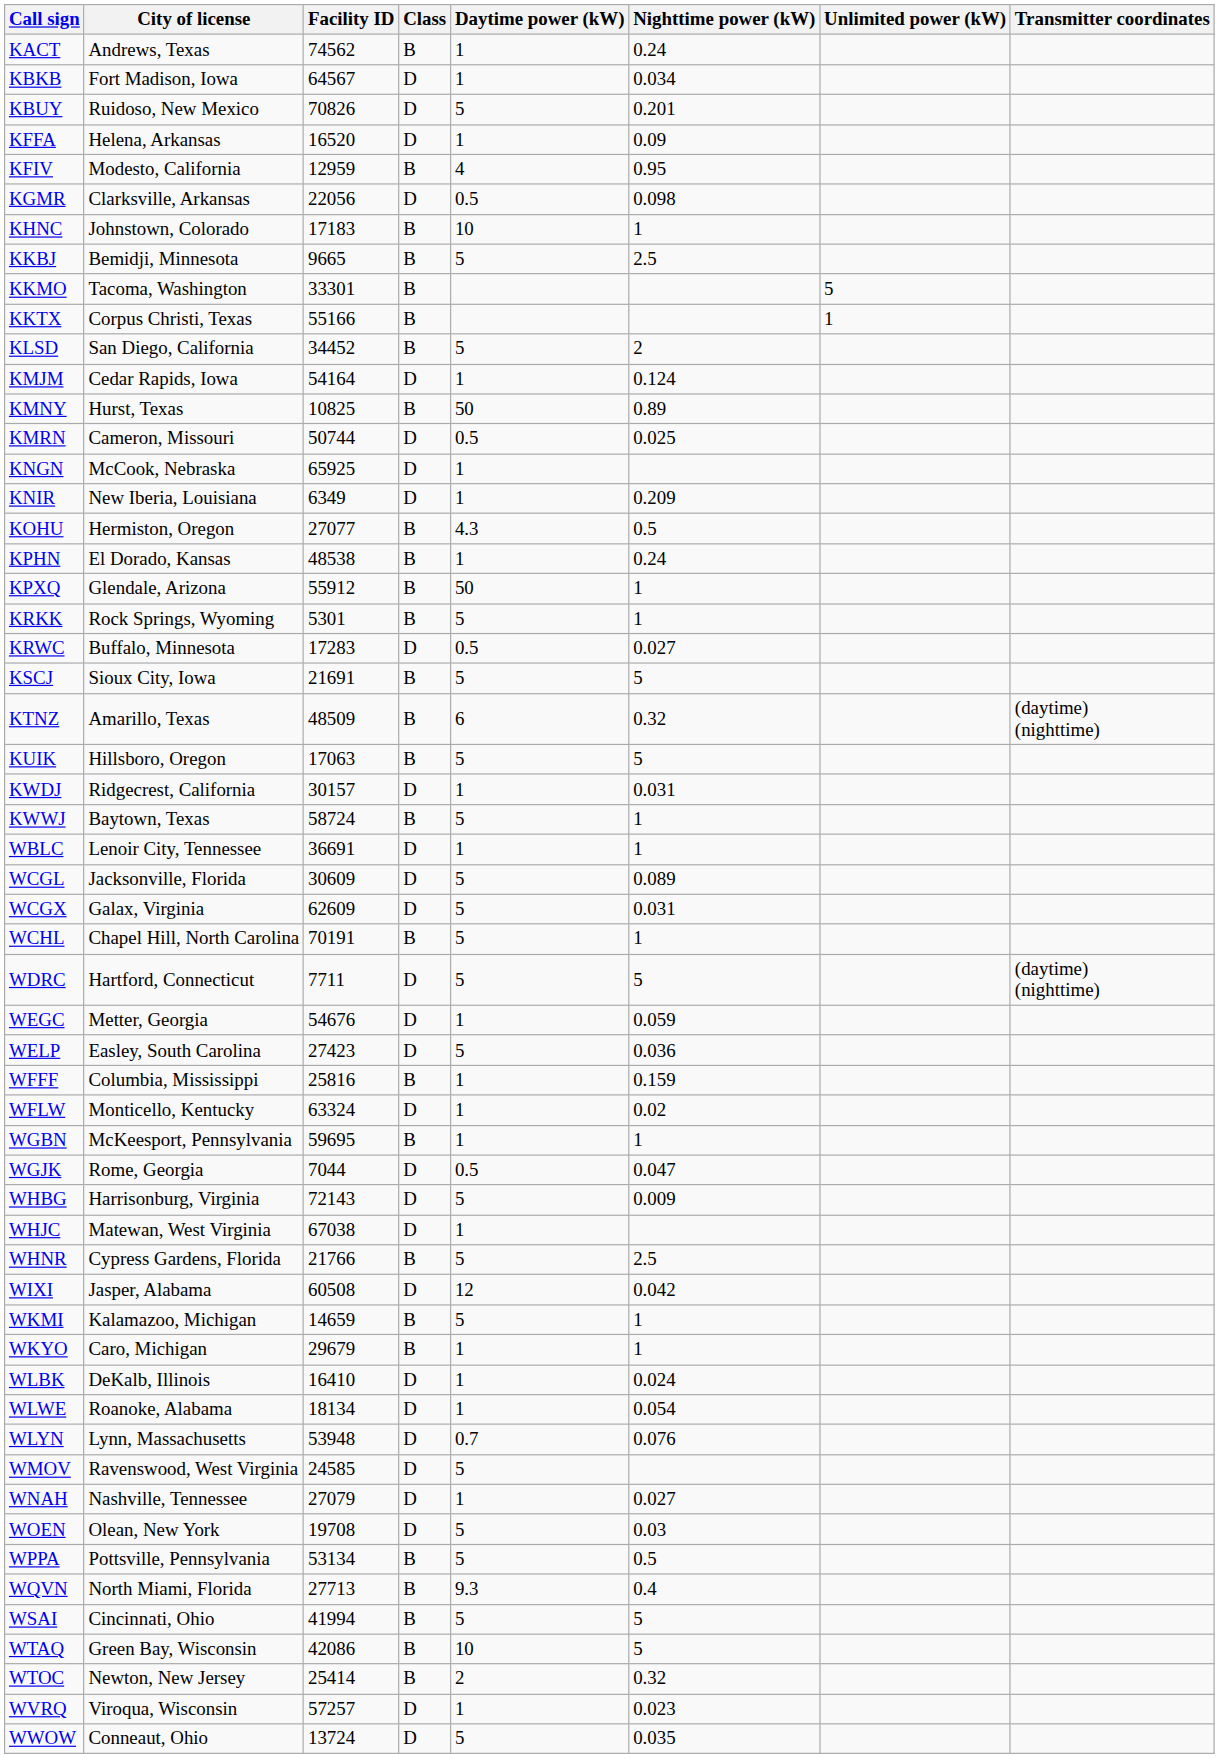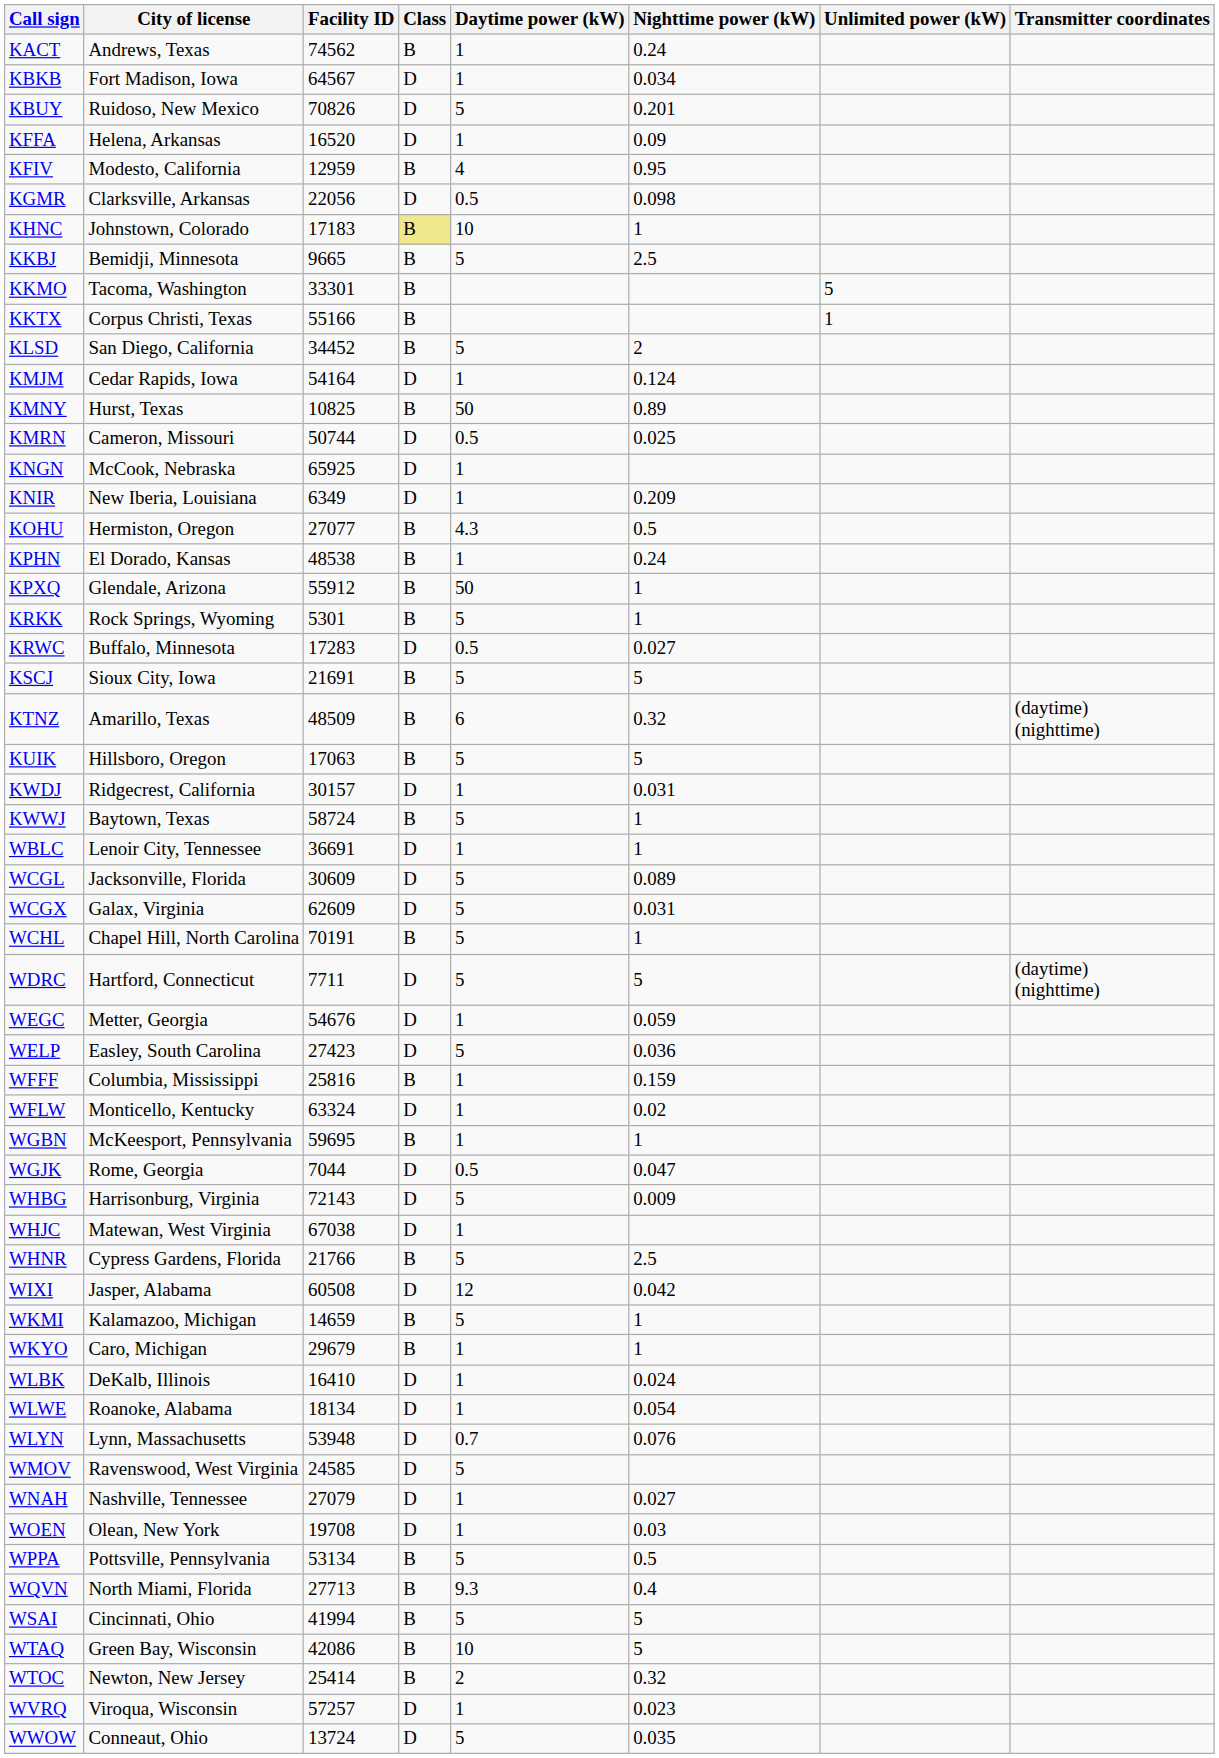(409, 229) no background -> (409, 229) khaki background
(460, 1529) 5 -> (460, 1529) 1
